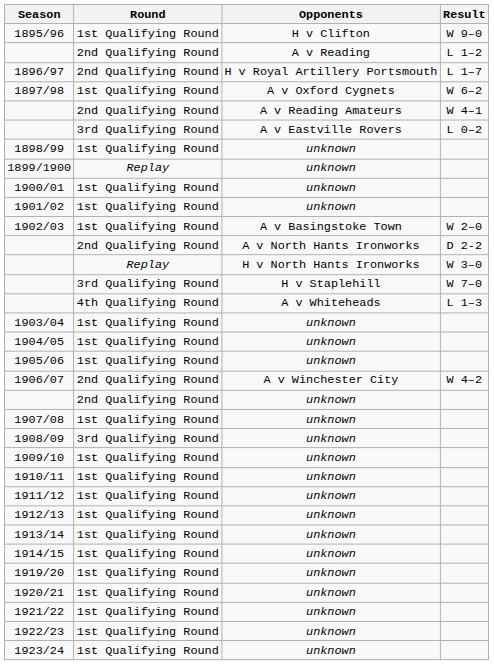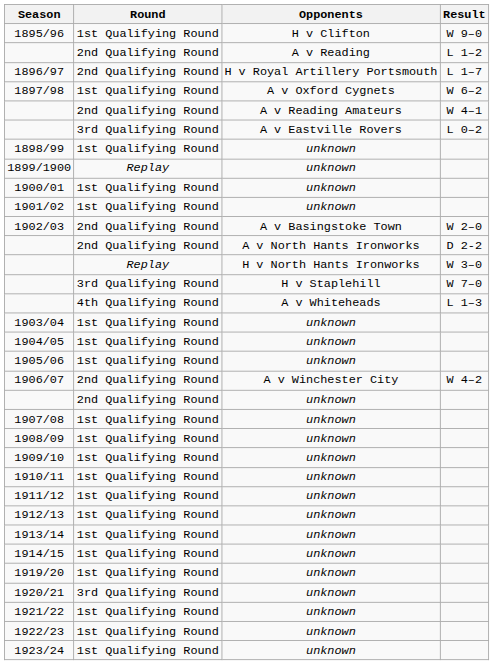(148, 226) 1st Qualifying Round -> (148, 226) 2nd Qualifying Round
(148, 438) 3rd Qualifying Round -> (148, 438) 1st Qualifying Round
(148, 593) 1st Qualifying Round -> (148, 593) 3rd Qualifying Round
